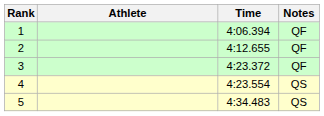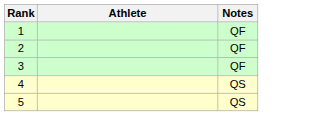- column: (248, 13)
